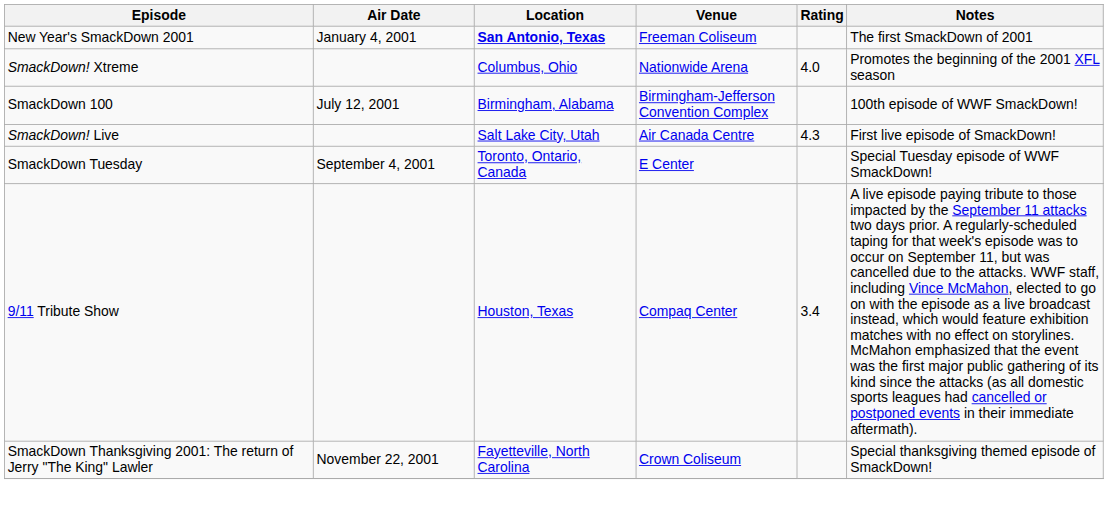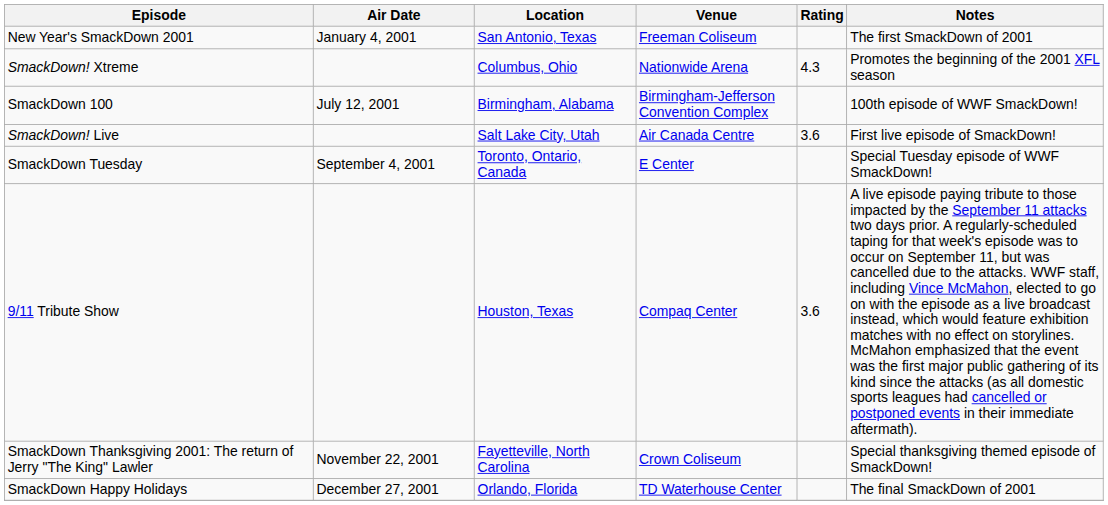(541, 37) bold -> (537, 37) normal
(810, 67) 4.0 -> (810, 67) 4.3
(810, 135) 4.3 -> (810, 135) 3.6
(810, 312) 3.4 -> (810, 312) 3.6
+ row: (97, 489)
